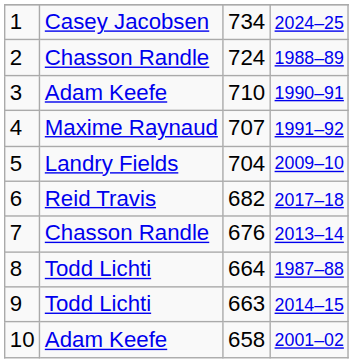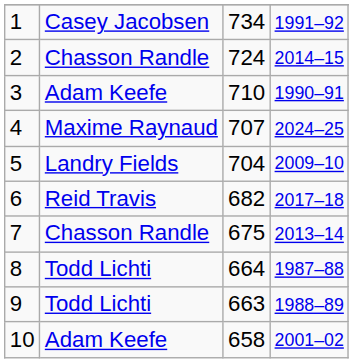(309, 22) 2024–25 -> (309, 22) 1991–92
(309, 58) 1988–89 -> (309, 58) 2014–15
(309, 128) 1991–92 -> (309, 128) 2024–25
(247, 233) 676 -> (247, 233) 675
(309, 305) 2014–15 -> (309, 305) 1988–89
